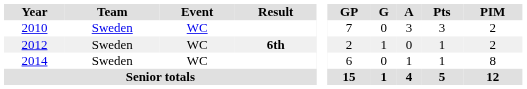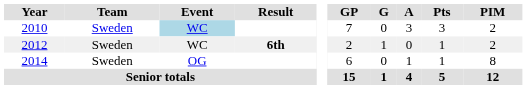(197, 28) no background -> (197, 28) lightblue background
(197, 60) WC -> (197, 60) OG
